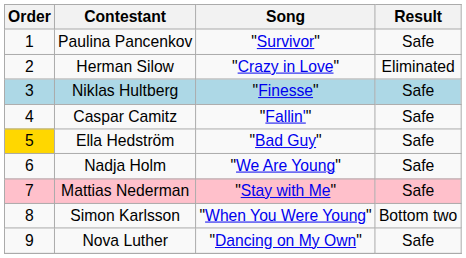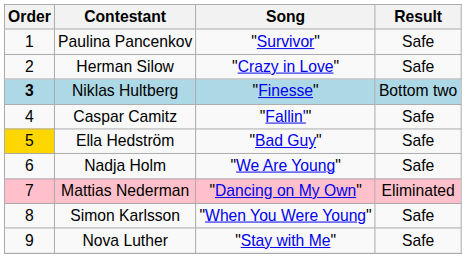(418, 66) Eliminated -> (418, 66) Safe
(29, 91) normal -> (29, 91) bold
(418, 91) Safe -> (418, 91) Bottom two
(286, 191) "Stay with Me" -> (286, 191) "Dancing on My Own"
(418, 191) Safe -> (418, 191) Eliminated
(418, 215) Bottom two -> (418, 215) Safe
(286, 240) "Dancing on My Own" -> (286, 240) "Stay with Me"
